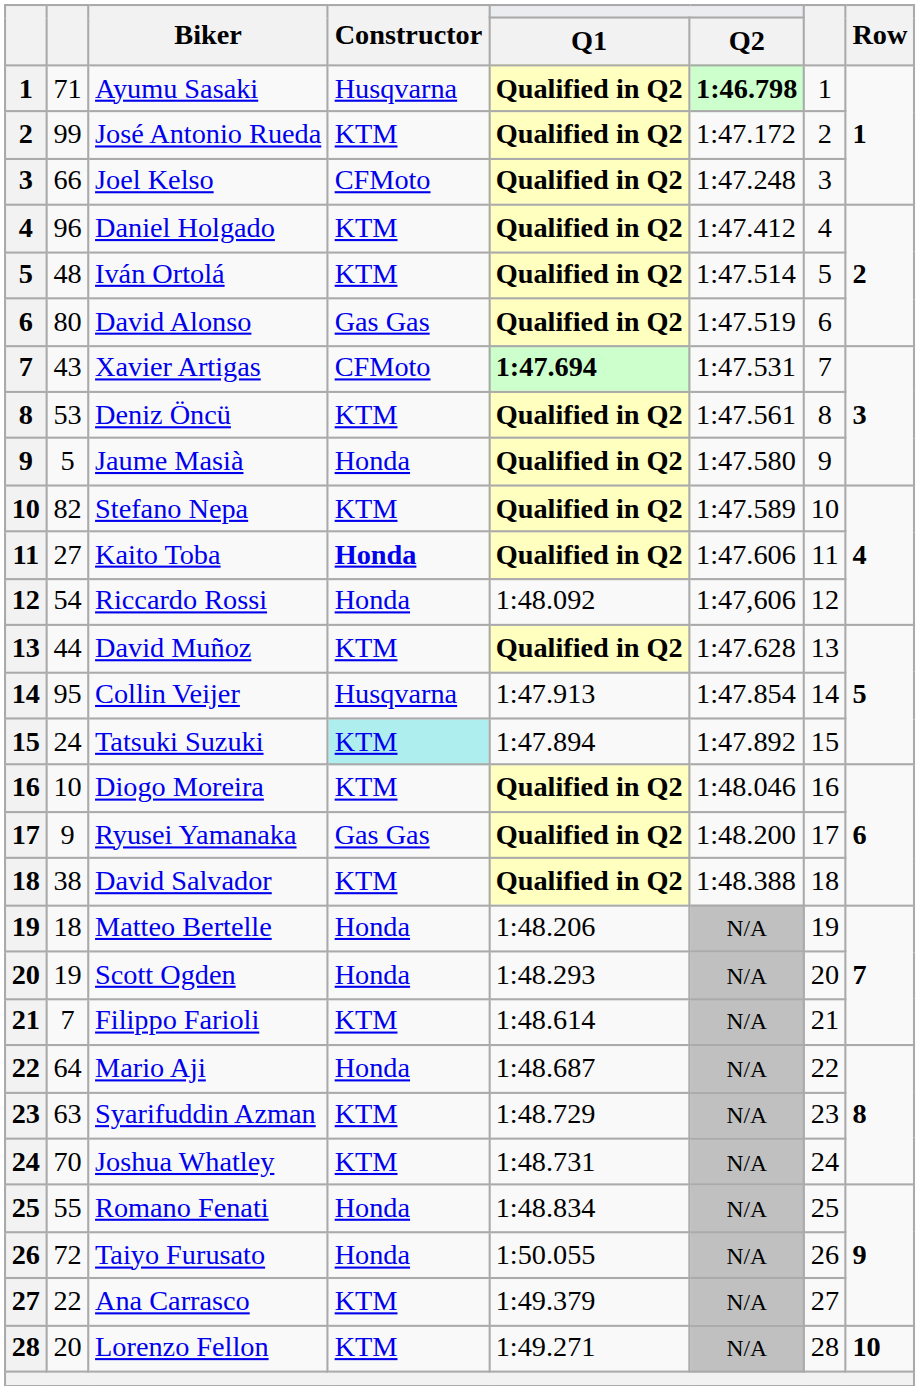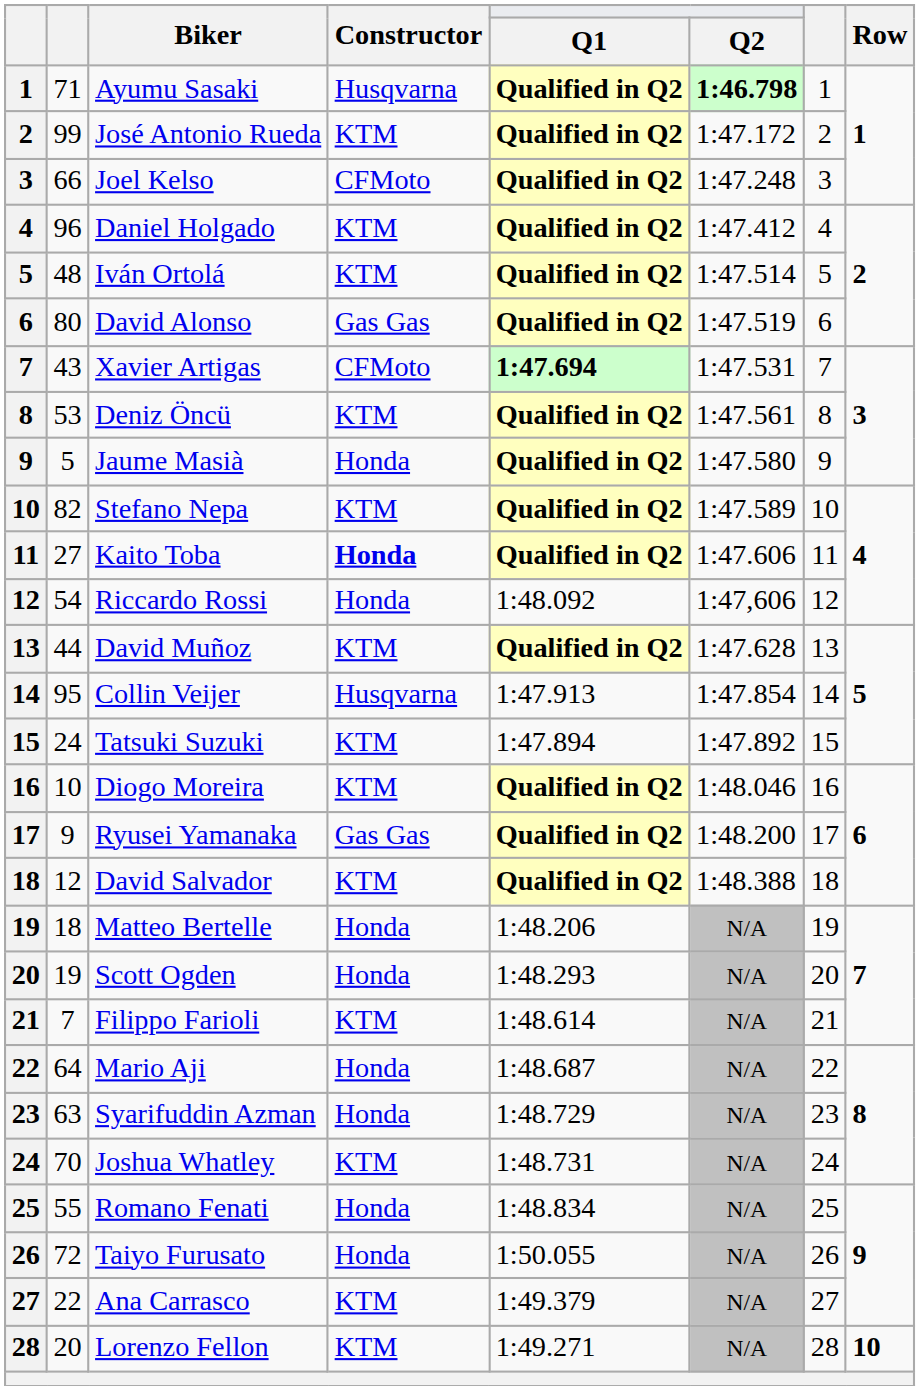(366, 740) paleturquoise background -> (366, 740) no background
(68, 880) 38 -> (68, 880) 12
(366, 1114) KTM -> (372, 1114) Honda
